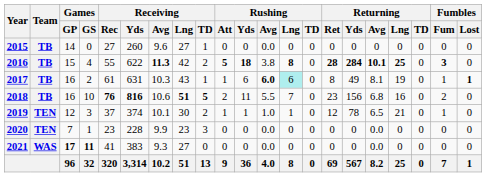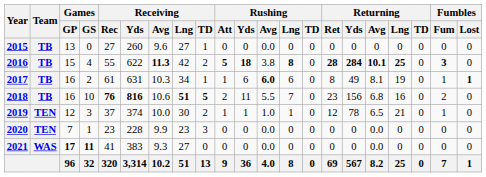(70, 46) 14 -> (70, 46) 13
(184, 79) 43 -> (184, 79) 34
(291, 79) paleturquoise background -> (291, 79) no background
(161, 113) 10.1 -> (161, 113) 10.0
